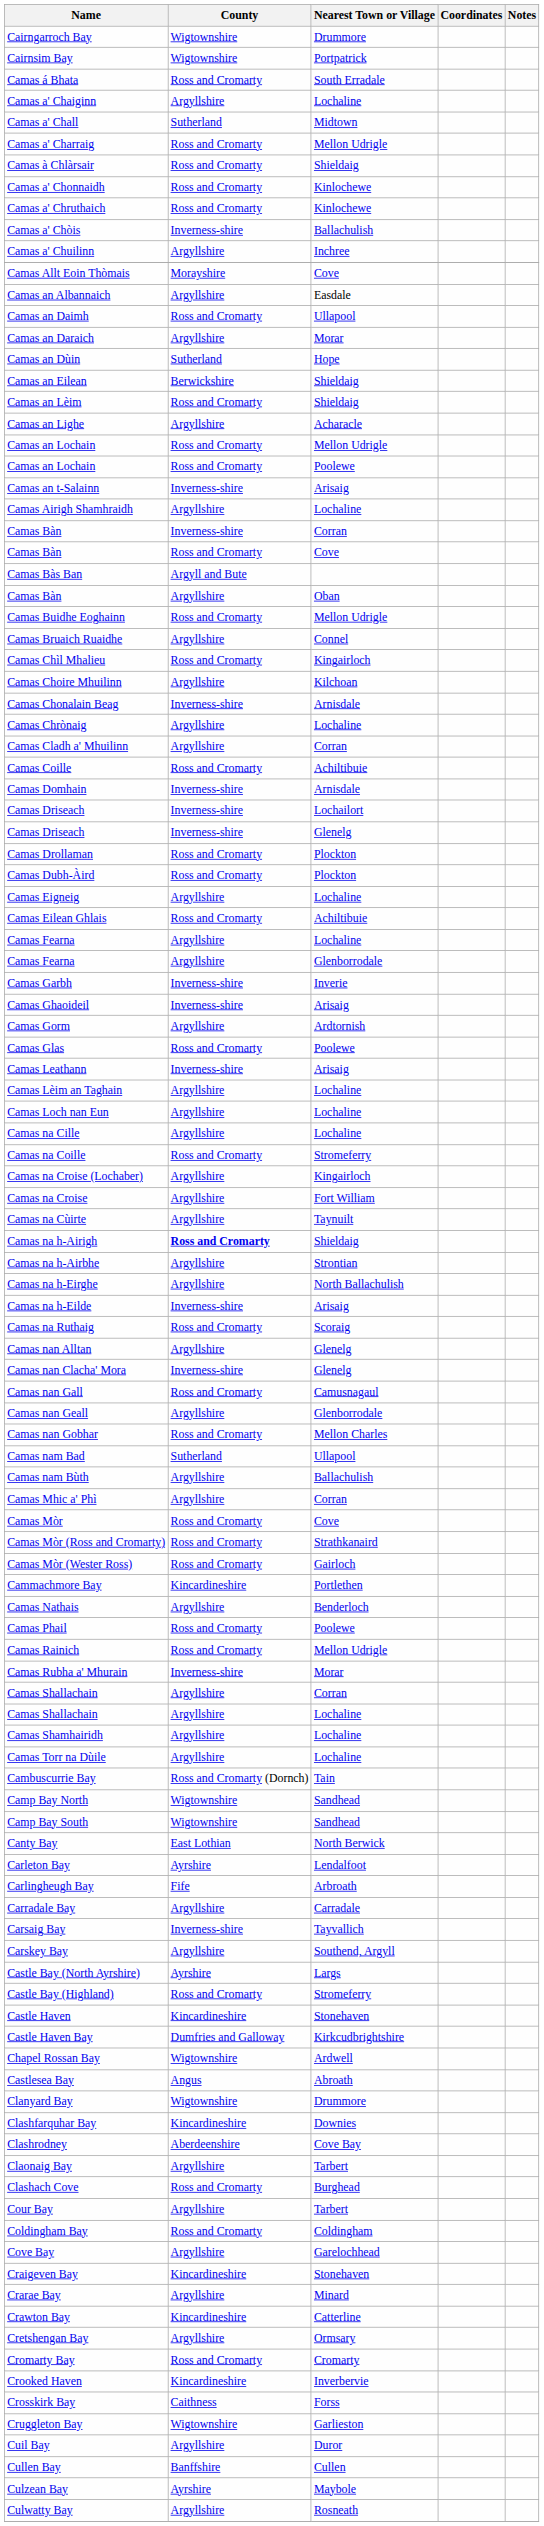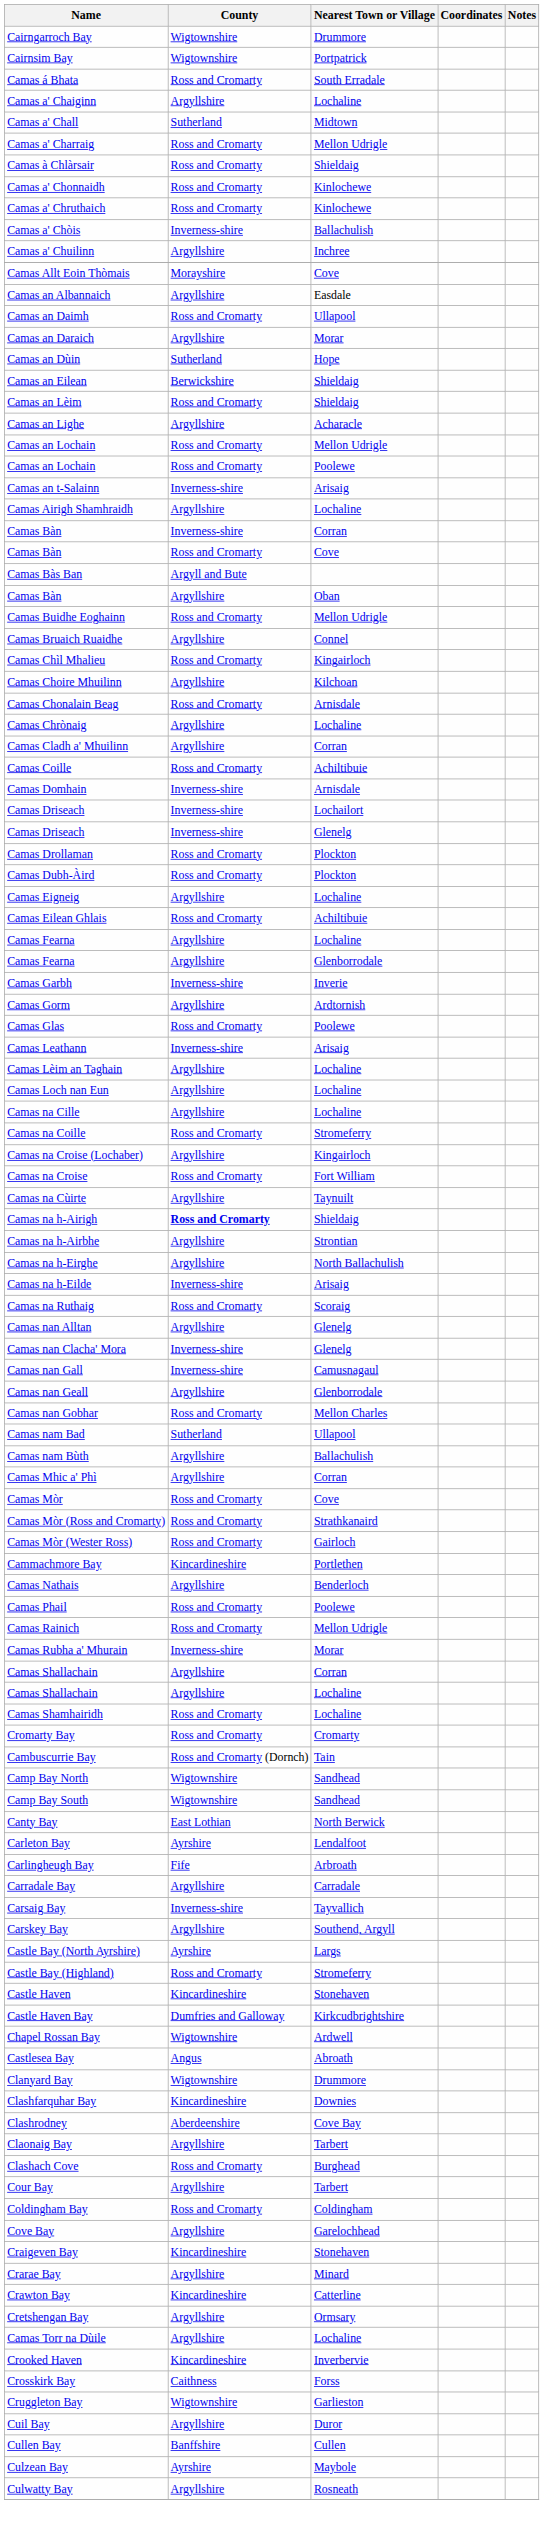(207, 703) Inverness-shire -> (216, 703) Ross and Cromarty
- row: (48, 1004)
(197, 1198) Argyllshire -> (216, 1176) Ross and Cromarty
(216, 1391) Ross and Cromarty -> (207, 1370) Inverness-shire
(197, 1736) Argyllshire -> (216, 1714) Ross and Cromarty
rows swapped: (56, 1757) <-> (41, 2359)
